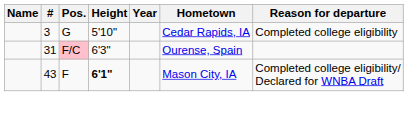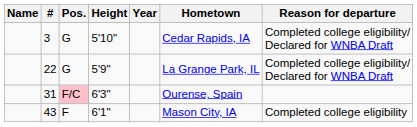(326, 31) Completed college eligibility -> (338, 38) Completed college eligibility/ Declared for WNBA Draft
+ row: (50, 69)
(102, 74) bold -> (101, 112) normal
(328, 74) Completed college eligibility/ Declared for WNBA Draft -> (336, 112) Completed college eligibility
